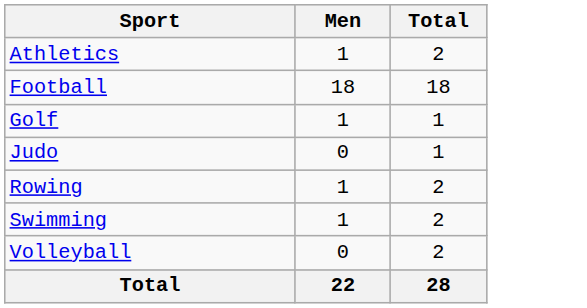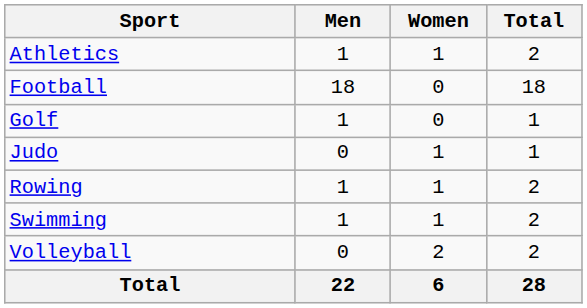+ column: (438, 21)
